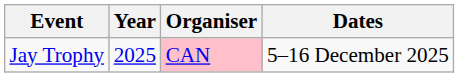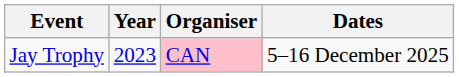(135, 54) 2025 -> (135, 54) 2023
